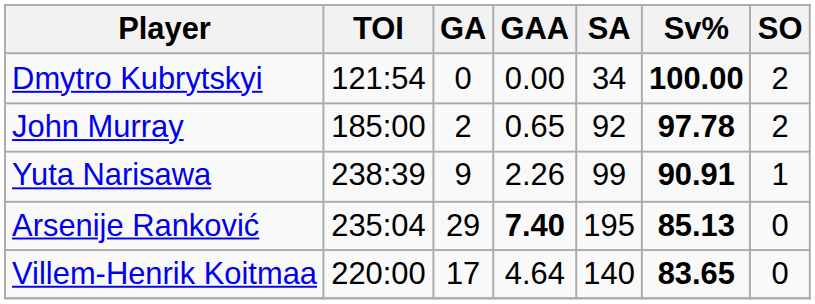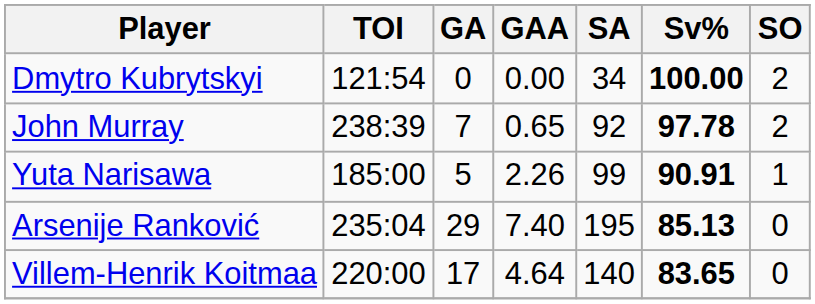(378, 126) 185:00 -> (378, 126) 238:39
(463, 126) 2 -> (463, 126) 7
(378, 175) 238:39 -> (378, 175) 185:00
(463, 175) 9 -> (463, 175) 5
(535, 224) bold -> (535, 224) normal
